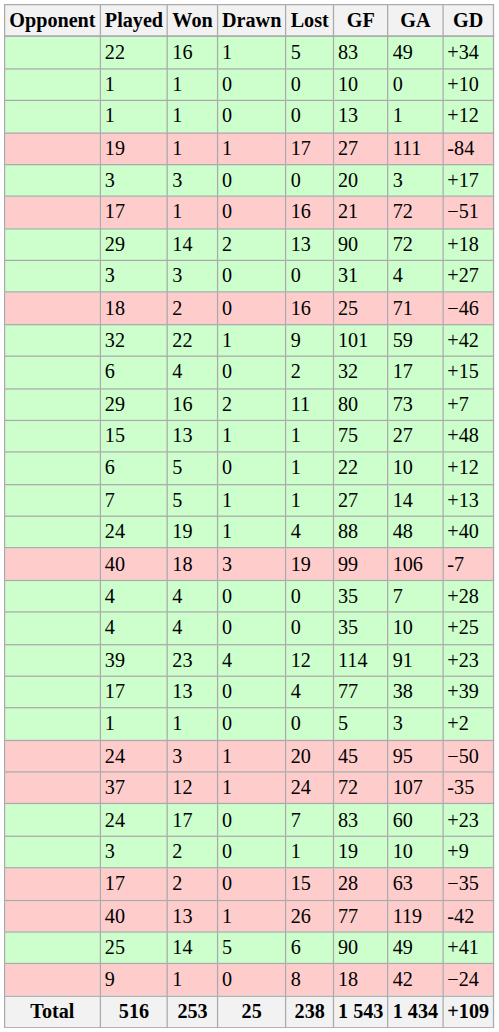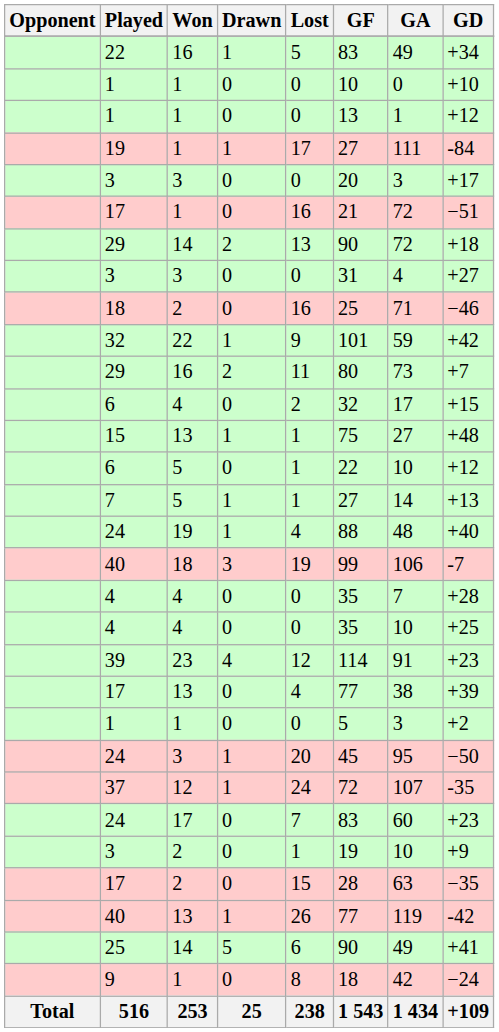rows swapped: (115, 404) <-> (110, 372)
